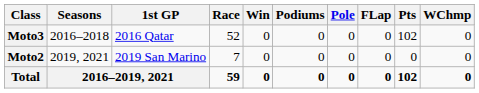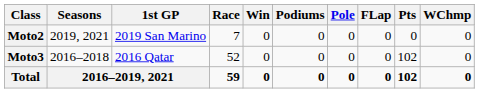rows swapped: (26, 35) <-> (26, 56)
